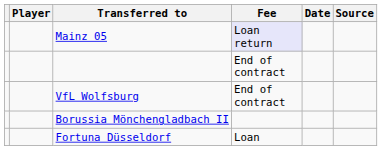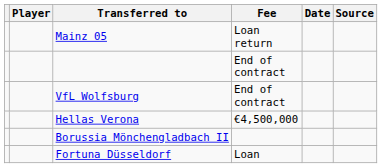(253, 37) lavender background -> (253, 37) no background
+ row: (97, 119)
